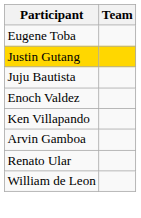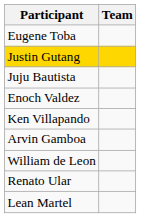rows swapped: (39, 160) <-> (52, 181)
+ row: (40, 202)
